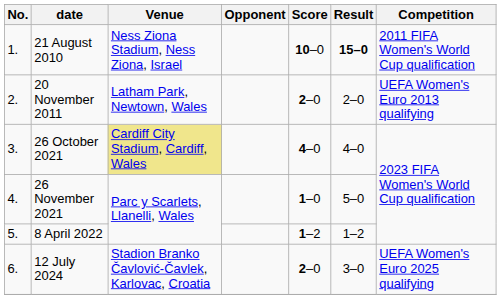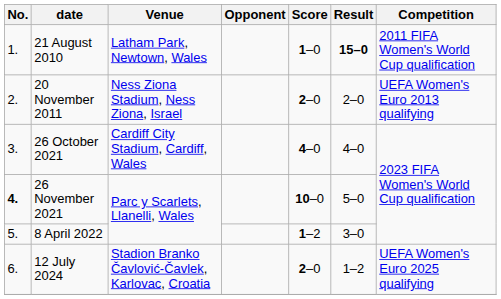(153, 49) Ness Ziona Stadium, Ness Ziona, Israel -> (159, 49) Latham Park, Newtown, Wales
(310, 49) 10–0 -> (310, 49) 1–0
(159, 99) Latham Park, Newtown, Wales -> (153, 99) Ness Ziona Stadium, Ness Ziona, Israel
(159, 149) khaki background -> (159, 149) no background
(13, 199) normal -> (13, 199) bold
(310, 199) 1–0 -> (310, 199) 10–0
(353, 234) 1–2 -> (353, 234) 3–0
(353, 269) 3–0 -> (353, 269) 1–2
